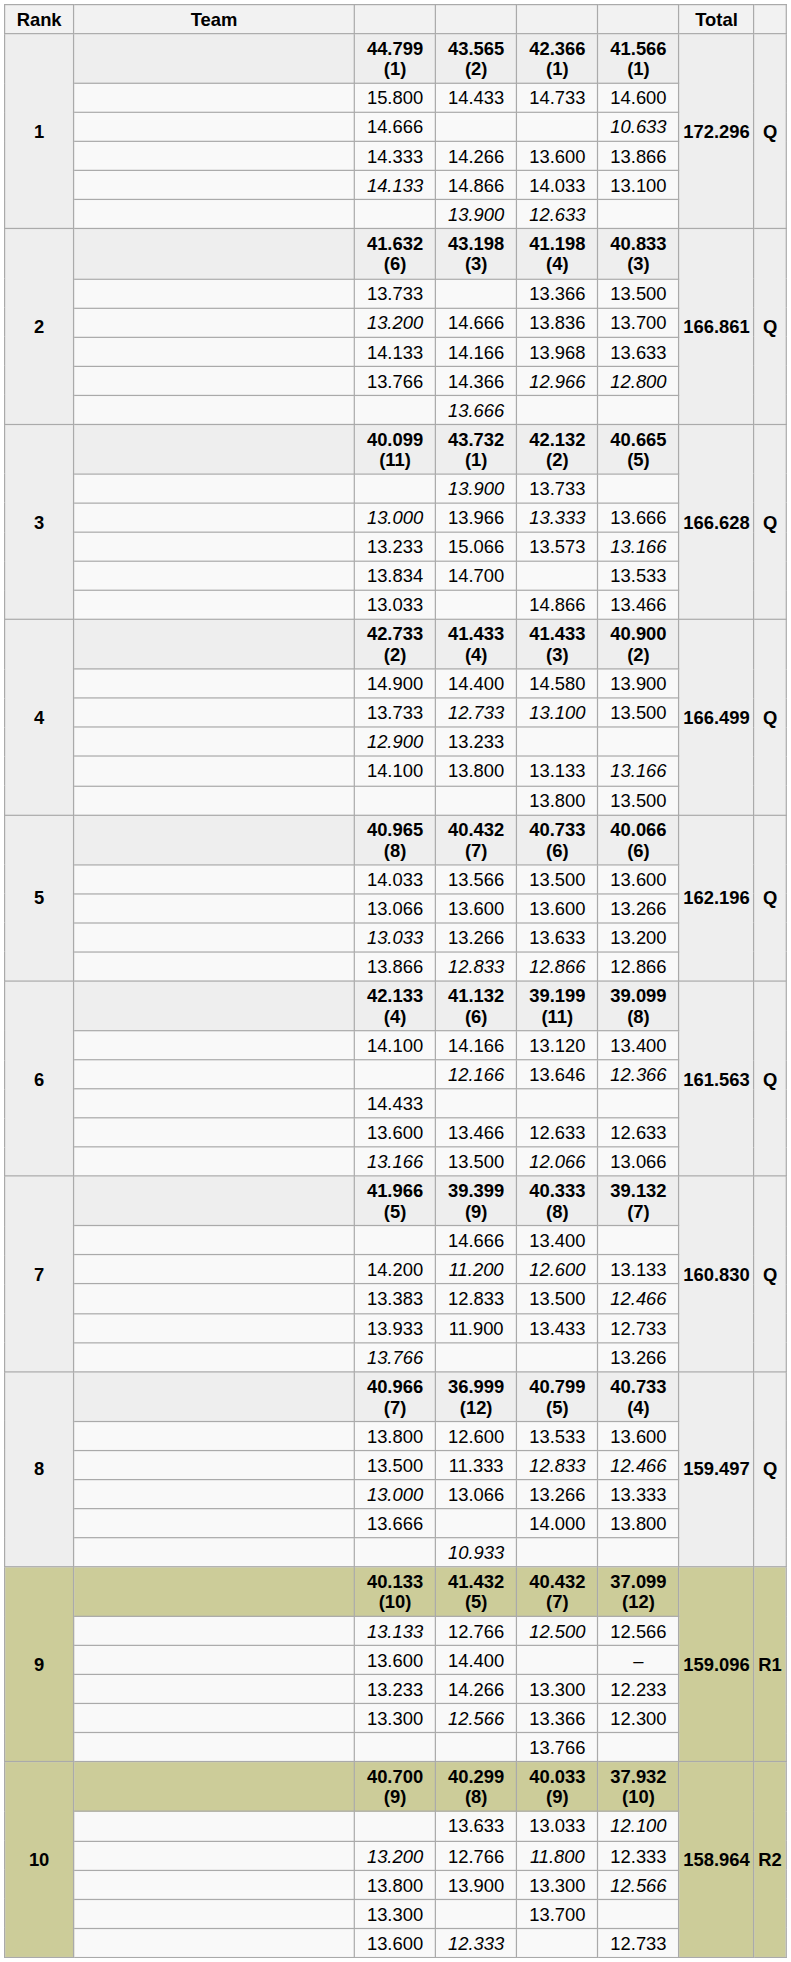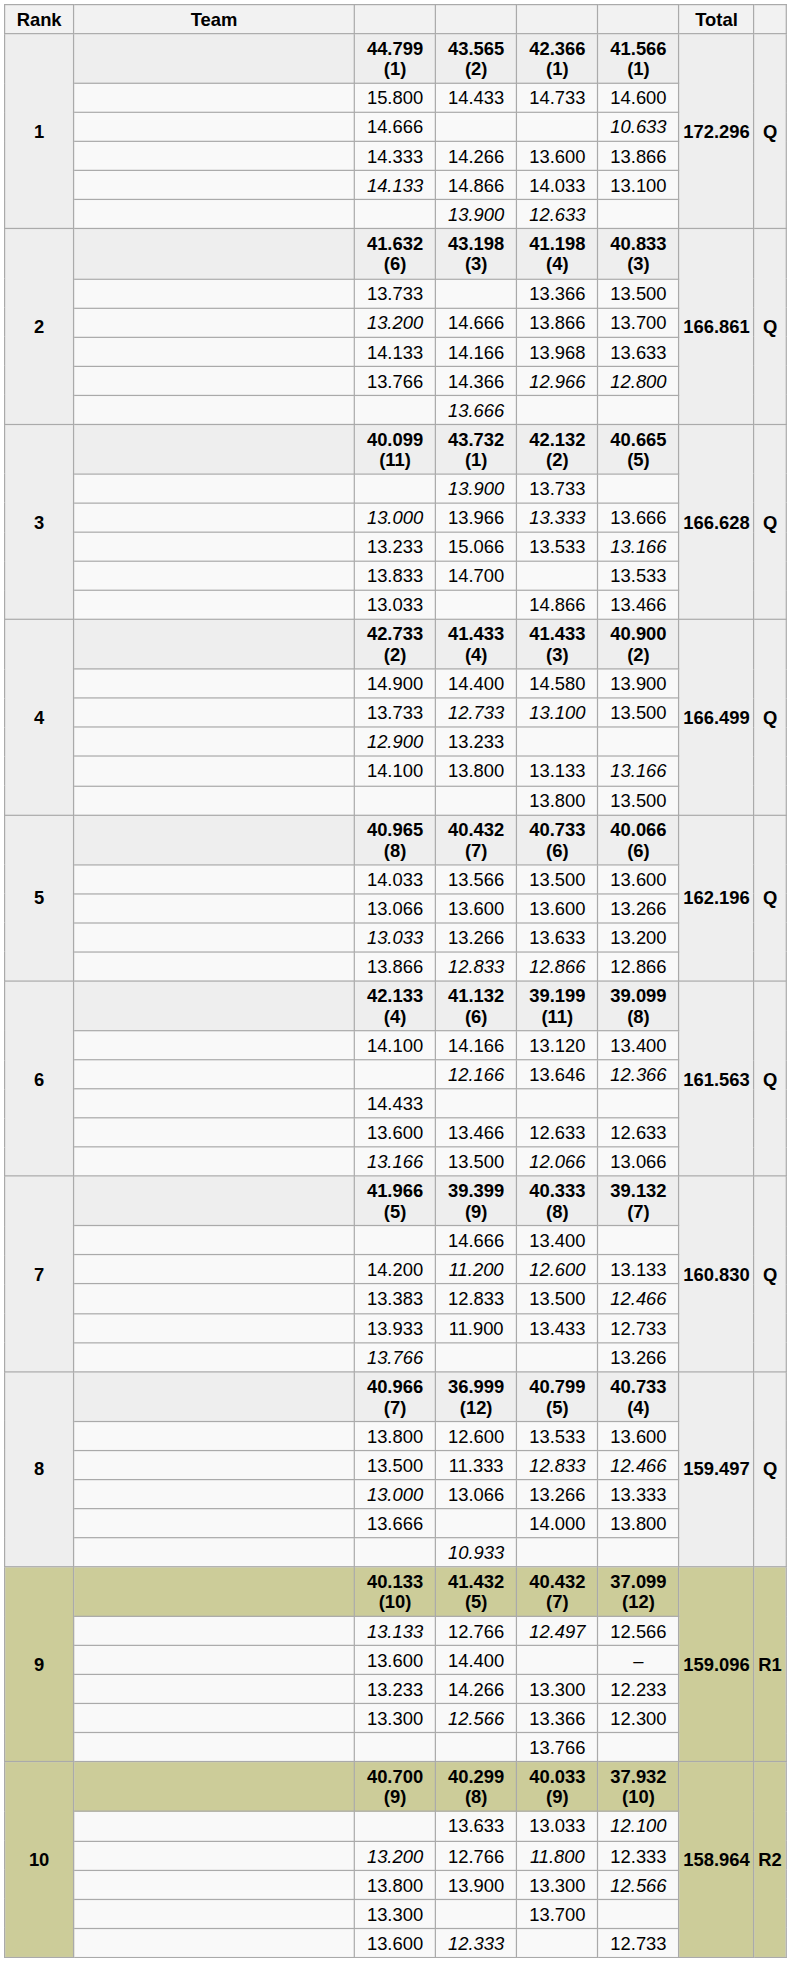(557, 323) 13.836 -> (557, 323) 13.866
(557, 547) 13.573 -> (557, 547) 13.533
(395, 576) 13.834 -> (395, 576) 13.833
(557, 1631) 12.500 -> (557, 1631) 12.497
